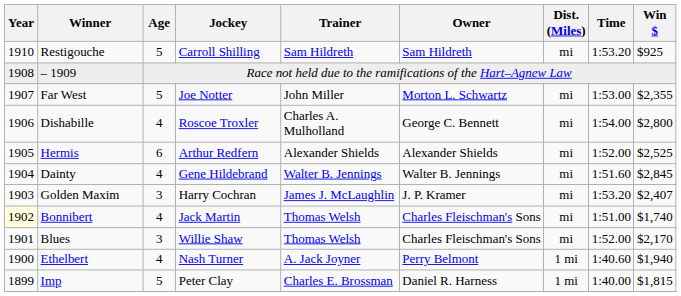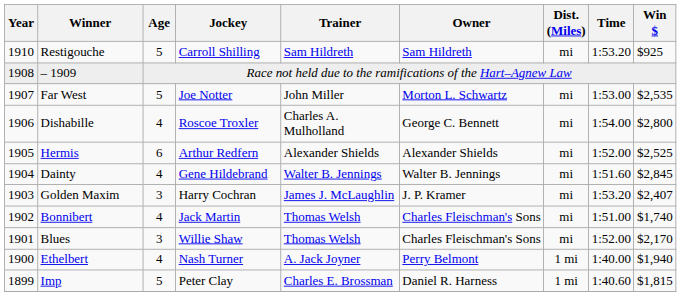(655, 95) $2,355 -> (655, 95) $2,535
(21, 217) lightyellow background -> (21, 217) no background
(611, 259) 1:40.60 -> (611, 259) 1:40.00
(611, 281) 1:40.00 -> (611, 281) 1:40.60
